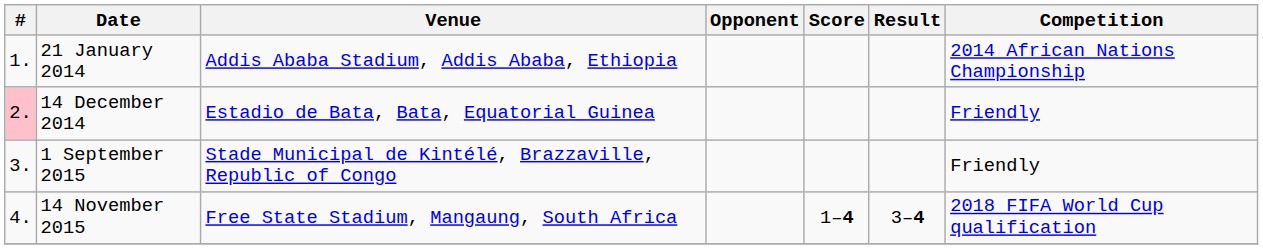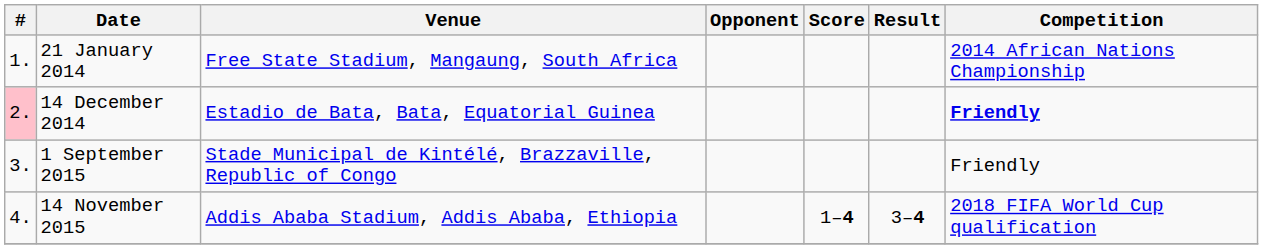(441, 61) Addis Ababa Stadium, Addis Ababa, Ethiopia -> (441, 61) Free State Stadium, Mangaung, South Africa
(995, 113) normal -> (995, 113) bold
(441, 218) Free State Stadium, Mangaung, South Africa -> (441, 218) Addis Ababa Stadium, Addis Ababa, Ethiopia
